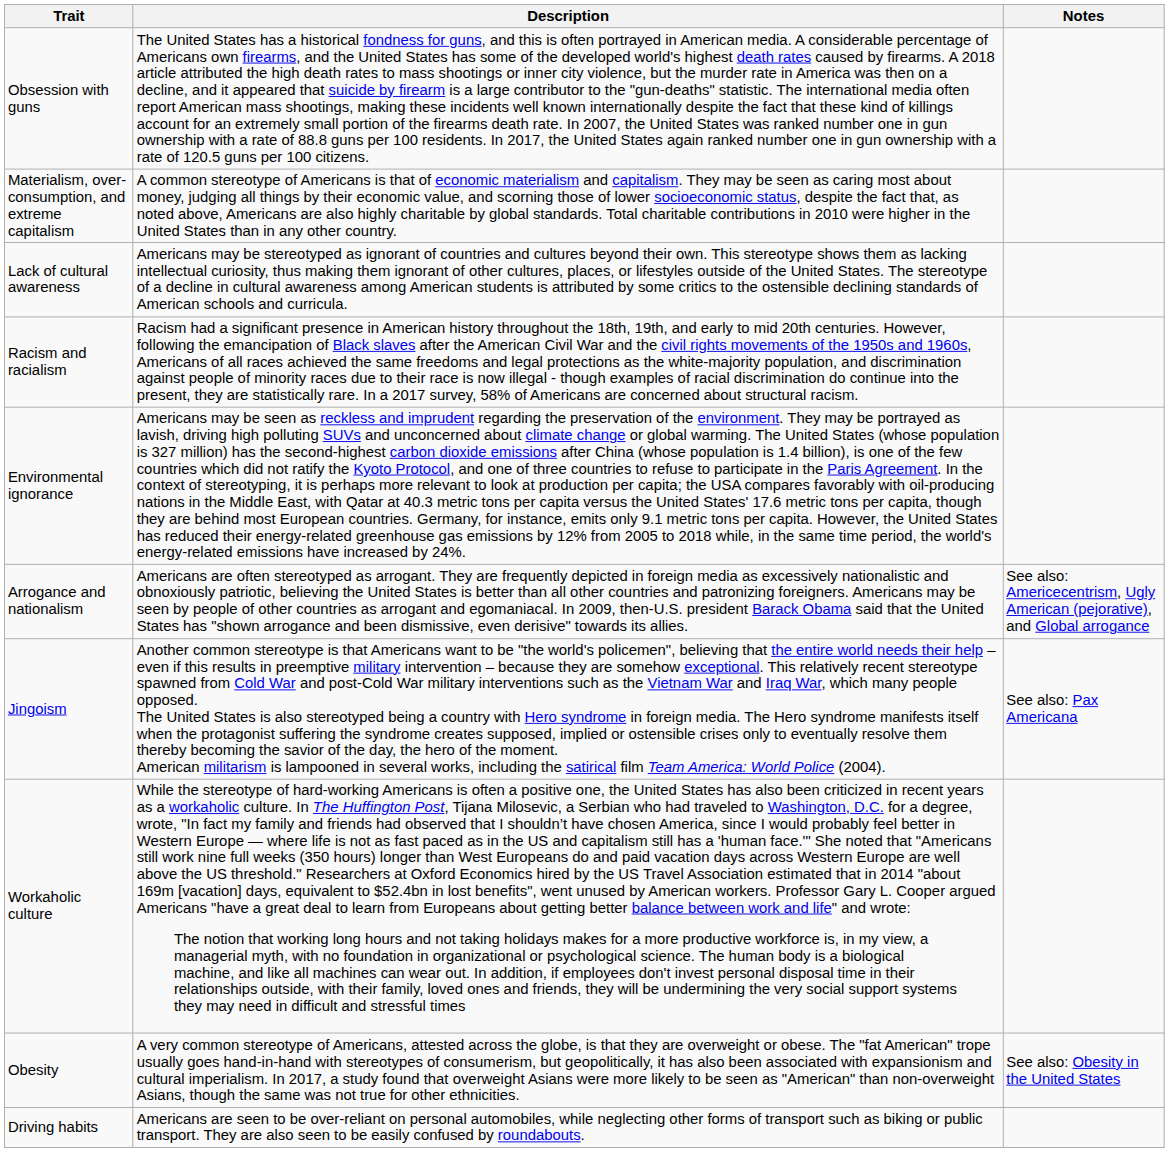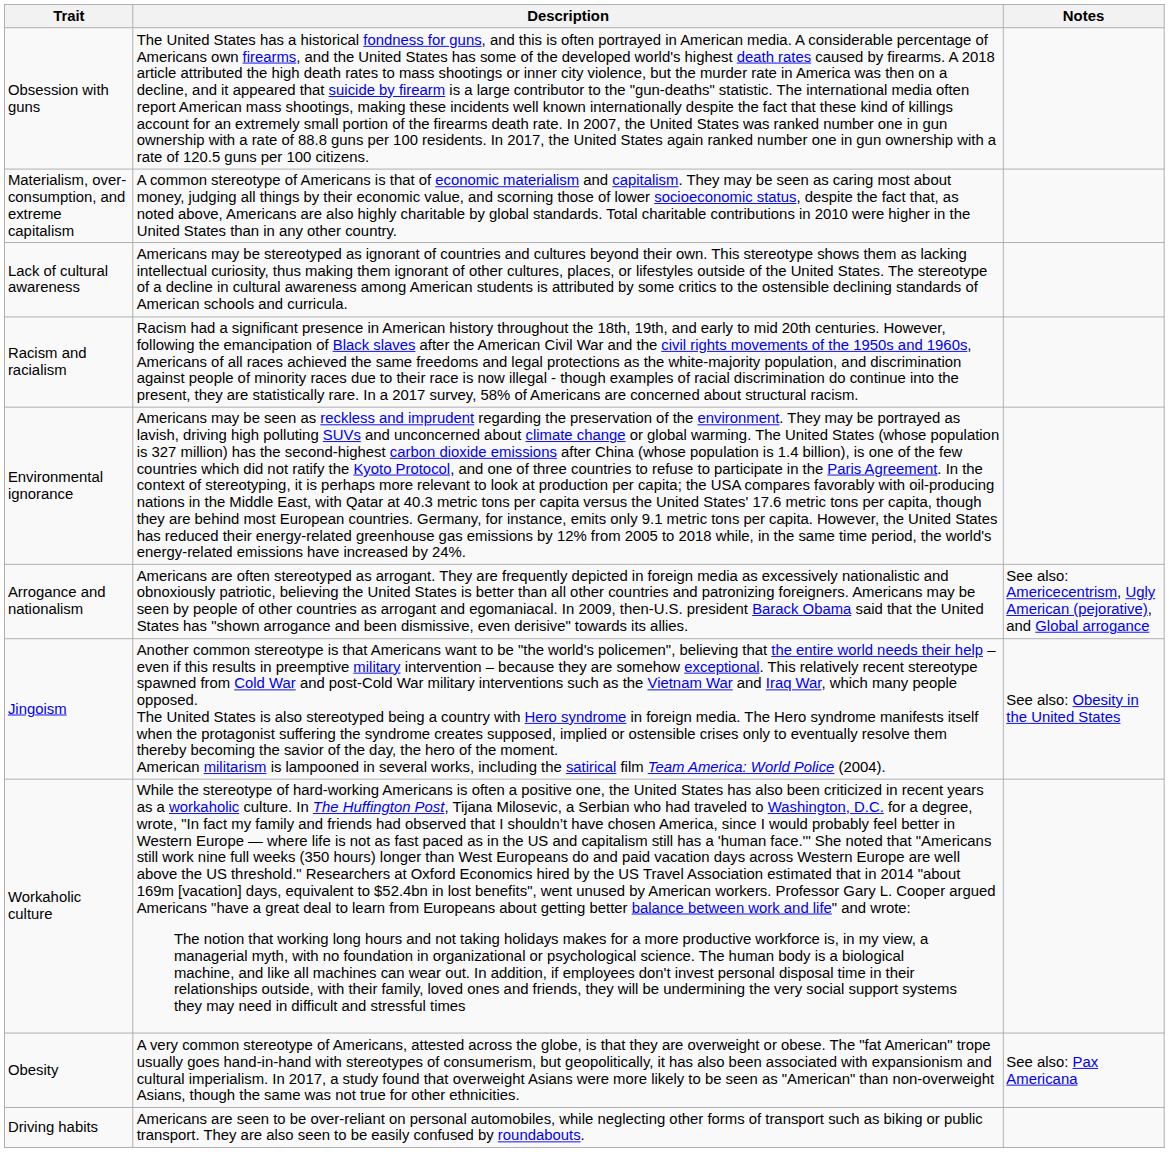(1052, 708) See also: Pax Americana -> (1072, 708) See also: Obesity in the United States
(1072, 1070) See also: Obesity in the United States -> (1052, 1070) See also: Pax Americana
